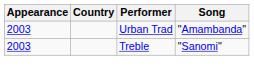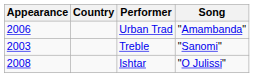(19, 30) 2003 -> (19, 30) 2006
+ row: (133, 64)
